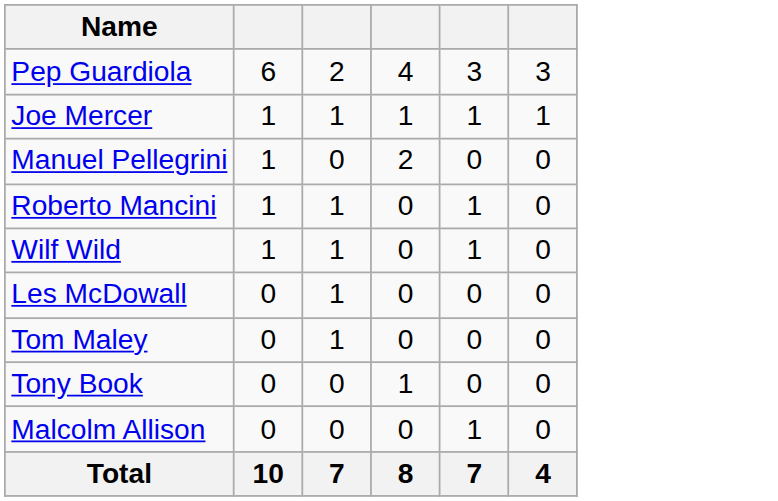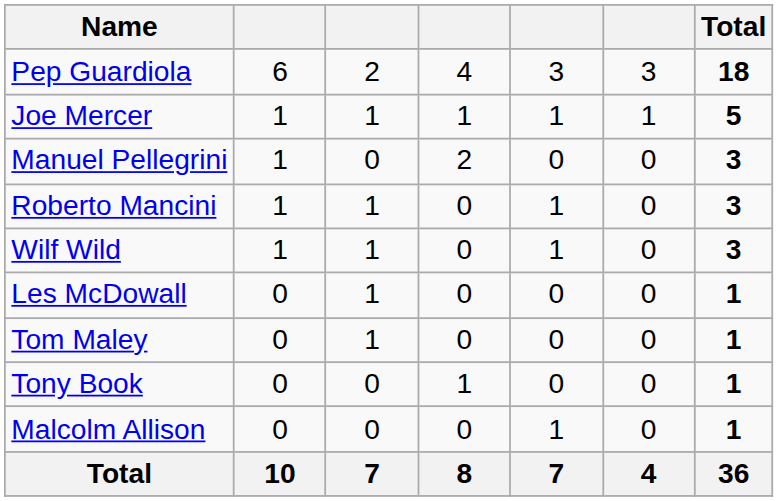+ column: (734, 26)
